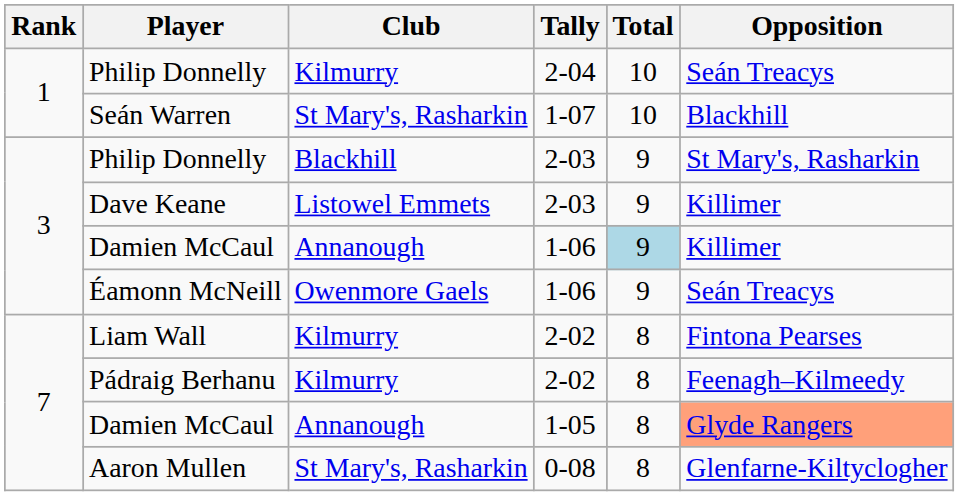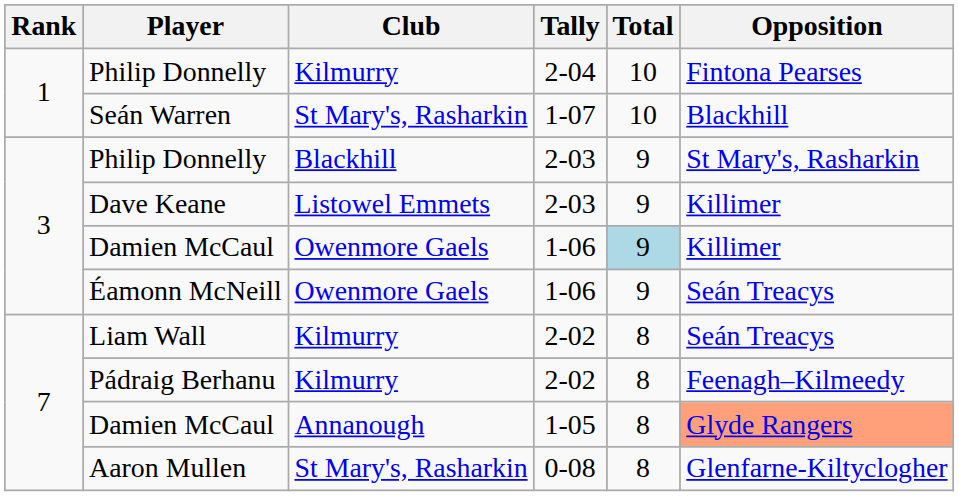(760, 70) Seán Treacys -> (774, 70) Fintona Pearses
(359, 247) Annanough -> (391, 247) Owenmore Gaels
(774, 335) Fintona Pearses -> (760, 335) Seán Treacys
